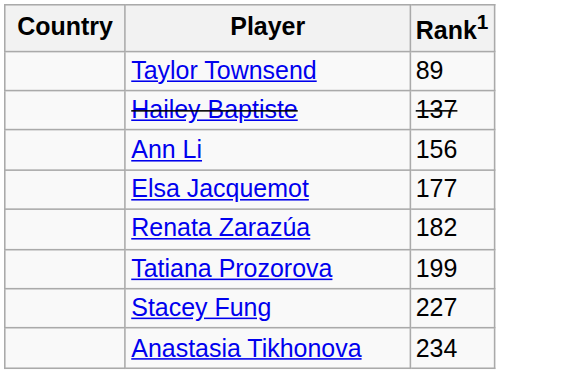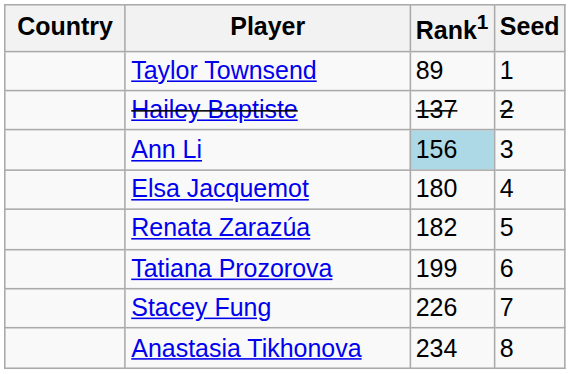+ column: (530, 27)
(437, 149) no background -> (437, 149) lightblue background
(437, 189) 177 -> (437, 189) 180
(437, 308) 227 -> (437, 308) 226
